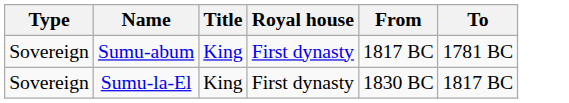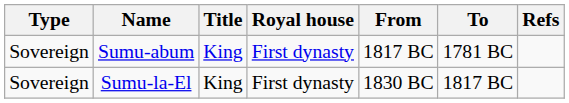+ column: (541, 20)
